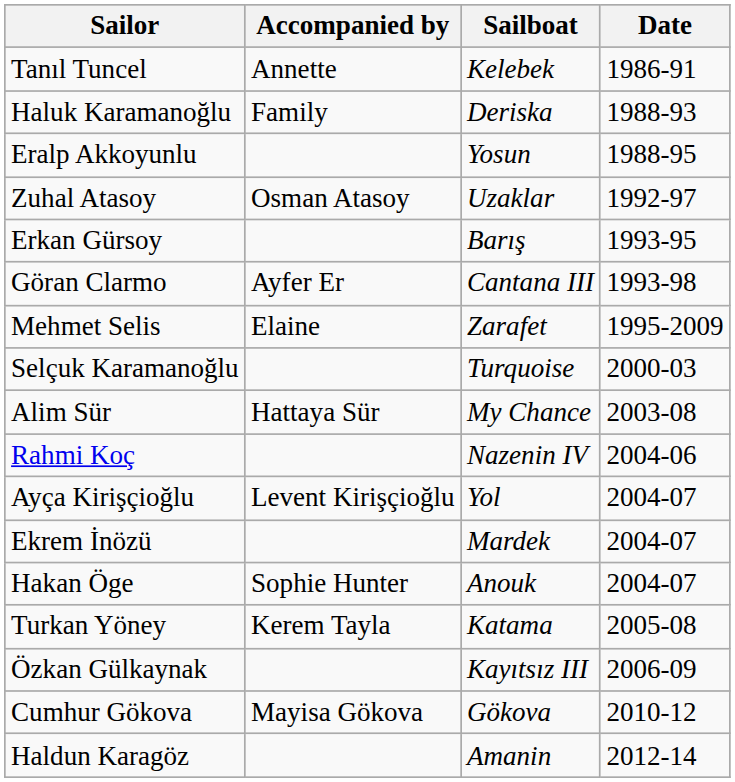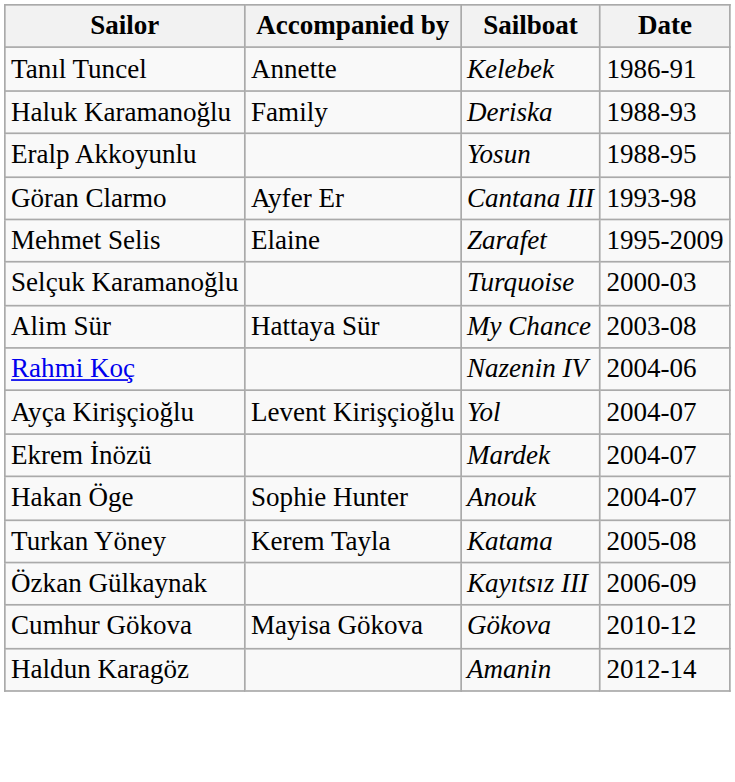- row: (84, 197)
- row: (87, 240)
